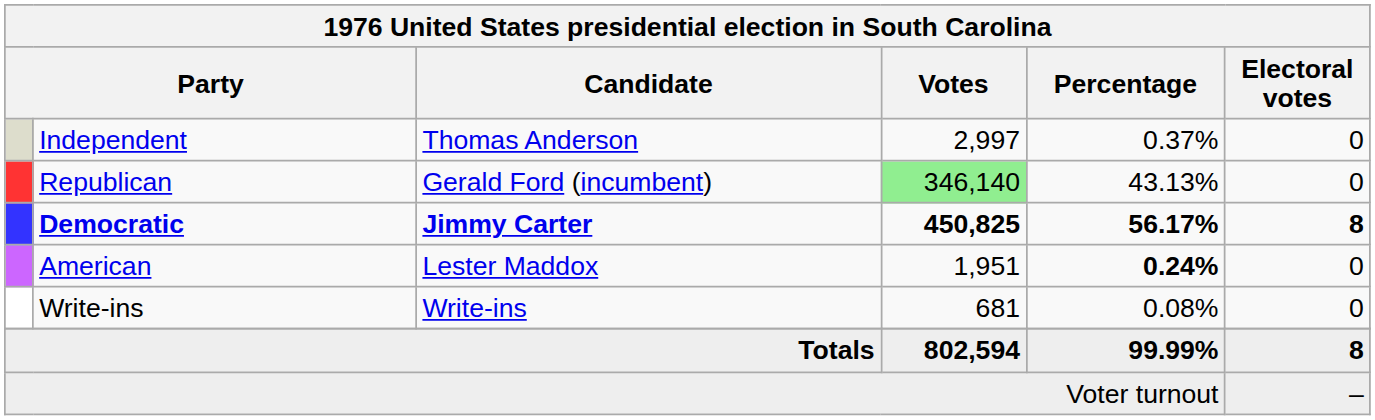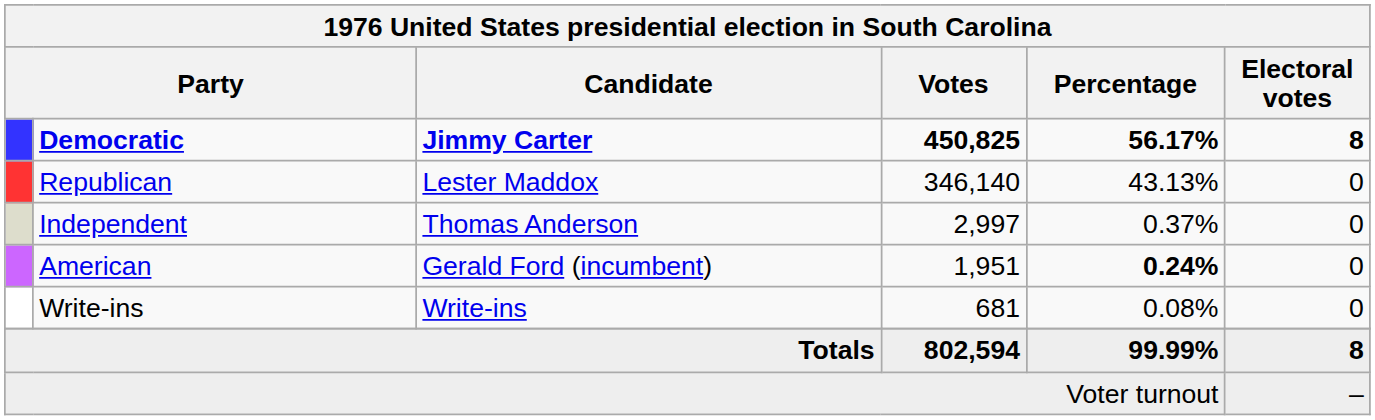rows swapped: (112, 224) <-> (113, 140)
(567, 182) Gerald Ford (incumbent) -> (510, 182) Lester Maddox
(972, 182) lightgreen background -> (972, 182) no background
(510, 266) Lester Maddox -> (567, 266) Gerald Ford (incumbent)
